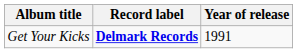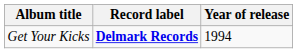(218, 36) 1991 -> (218, 36) 1994
